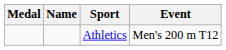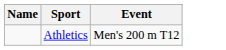- column: (24, 14)
